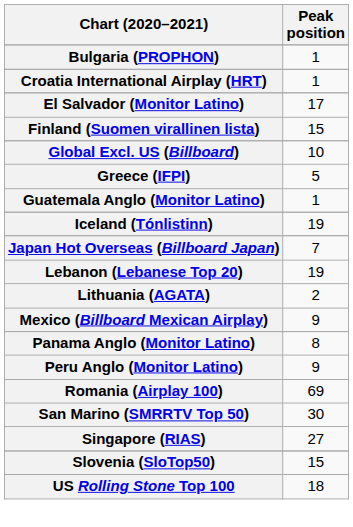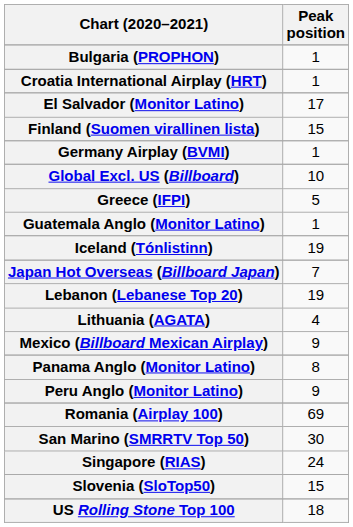+ row: (144, 152)
(316, 295) 2 -> (316, 319) 4
(316, 438) 27 -> (316, 462) 24
